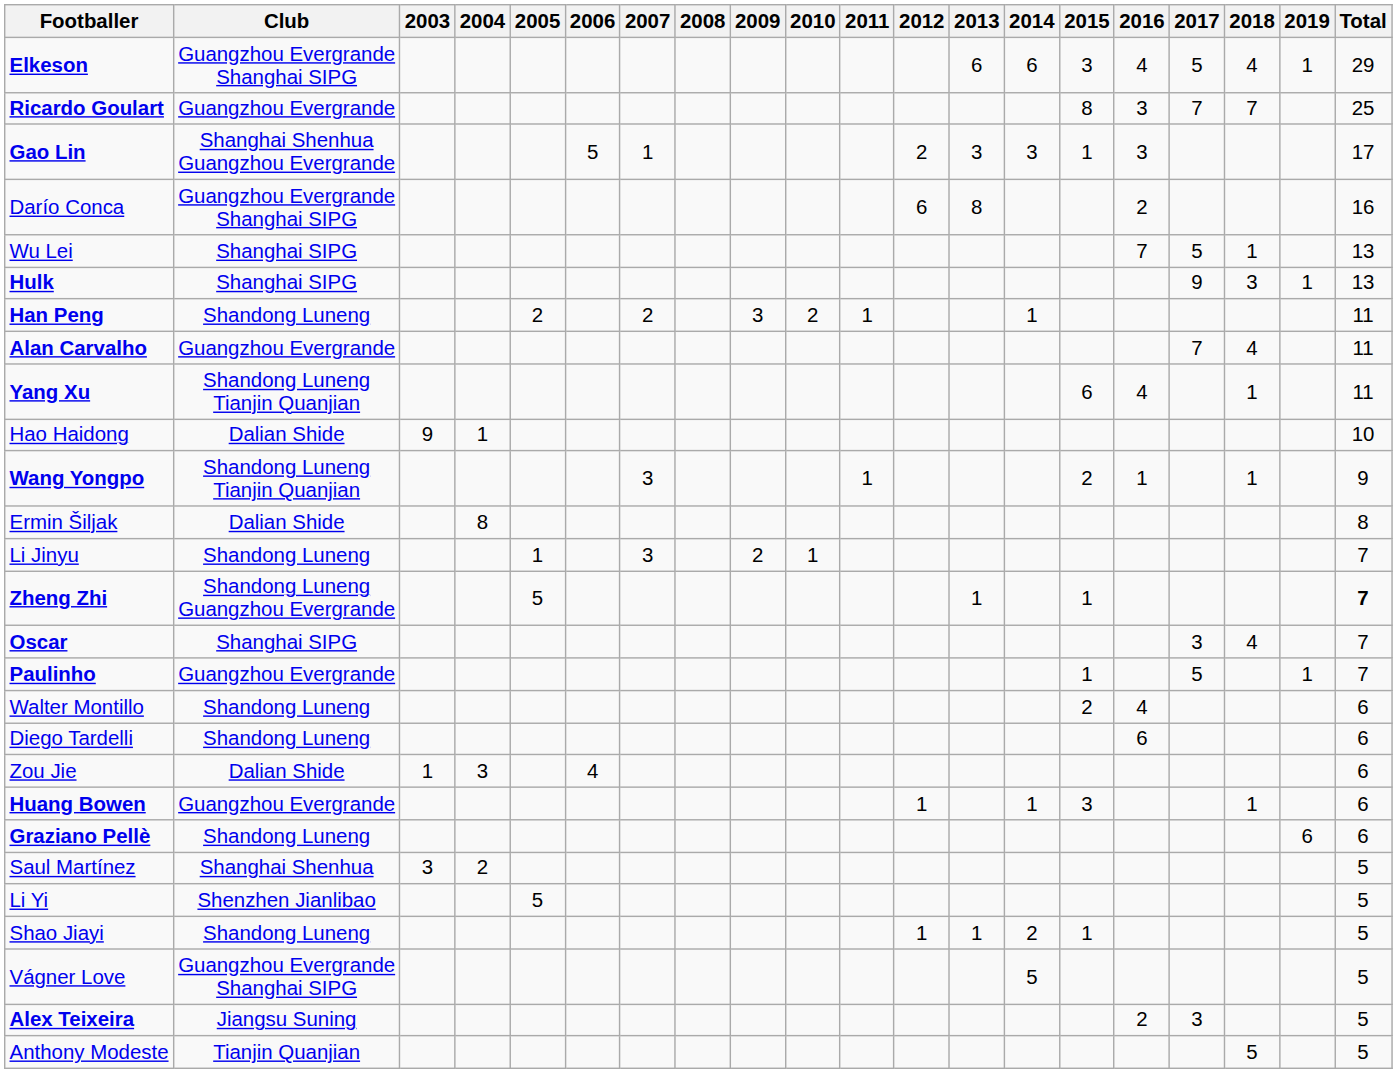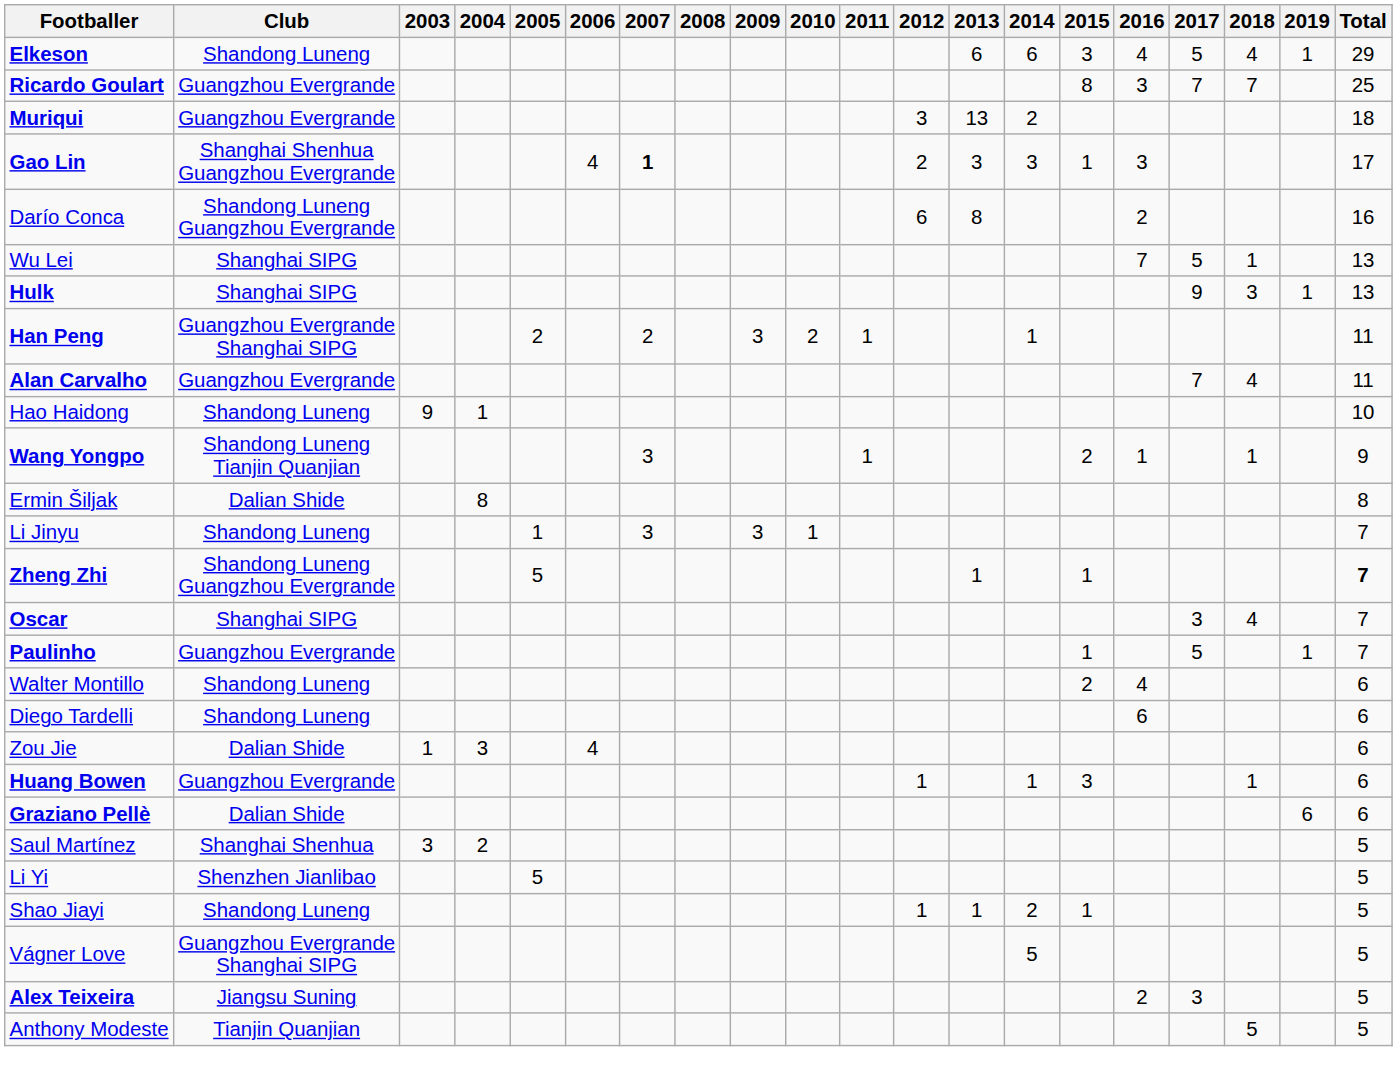(287, 65) Guangzhou Evergrande Shanghai SIPG -> (287, 54) Shandong Luneng
+ row: (46, 118)
(593, 152) 5 -> (593, 162) 4
(648, 152) normal -> (648, 162) bold
(287, 207) Guangzhou Evergrande Shanghai SIPG -> (287, 217) Shandong Luneng Guangzhou Evergrande
(287, 316) Shandong Luneng -> (287, 336) Guangzhou Evergrande Shanghai SIPG
- row: (50, 392)
(287, 435) Dalian Shide -> (287, 412) Shandong Luneng
(758, 555) 2 -> (758, 532) 3
(287, 836) Shandong Luneng -> (287, 813) Dalian Shide
